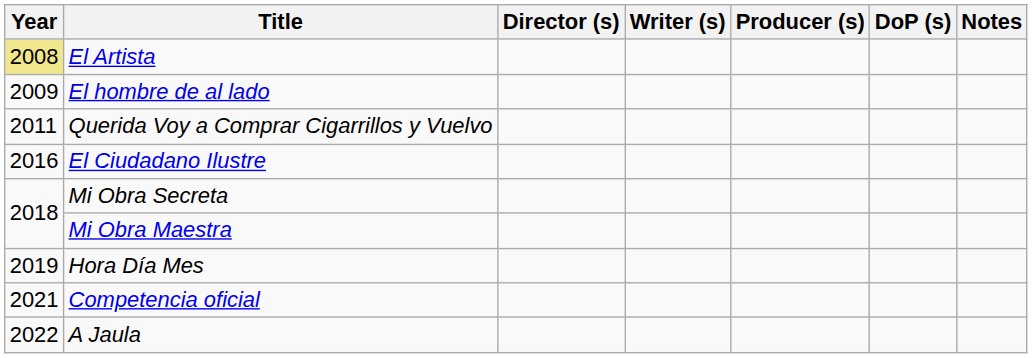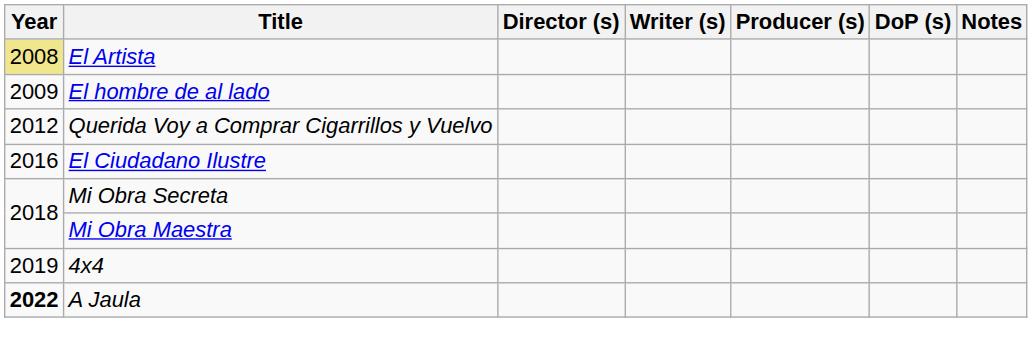(33, 126) 2011 -> (34, 126) 2012
+ row: (86, 265)
- row: (136, 265)
- row: (164, 299)
(34, 334) normal -> (34, 299) bold
